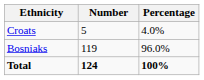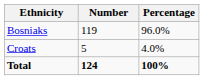rows swapped: (27, 48) <-> (21, 30)
